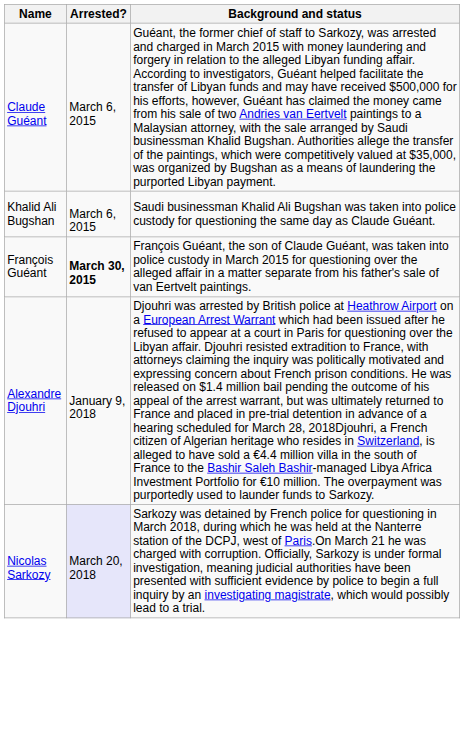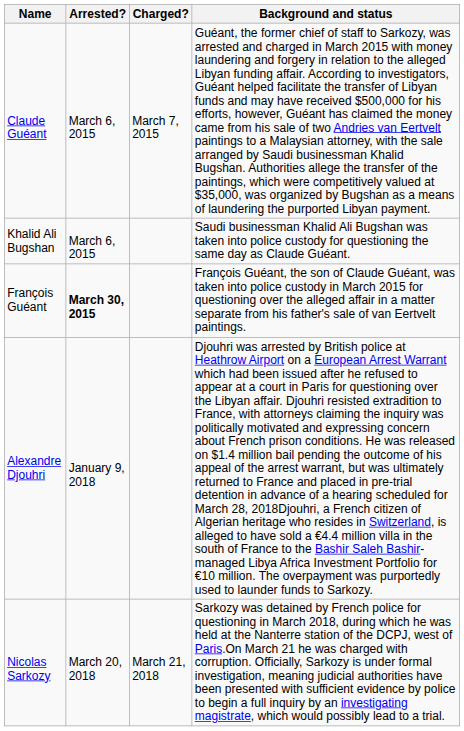+ column: (161, 14)
(96, 568) lavender background -> (95, 669) no background
